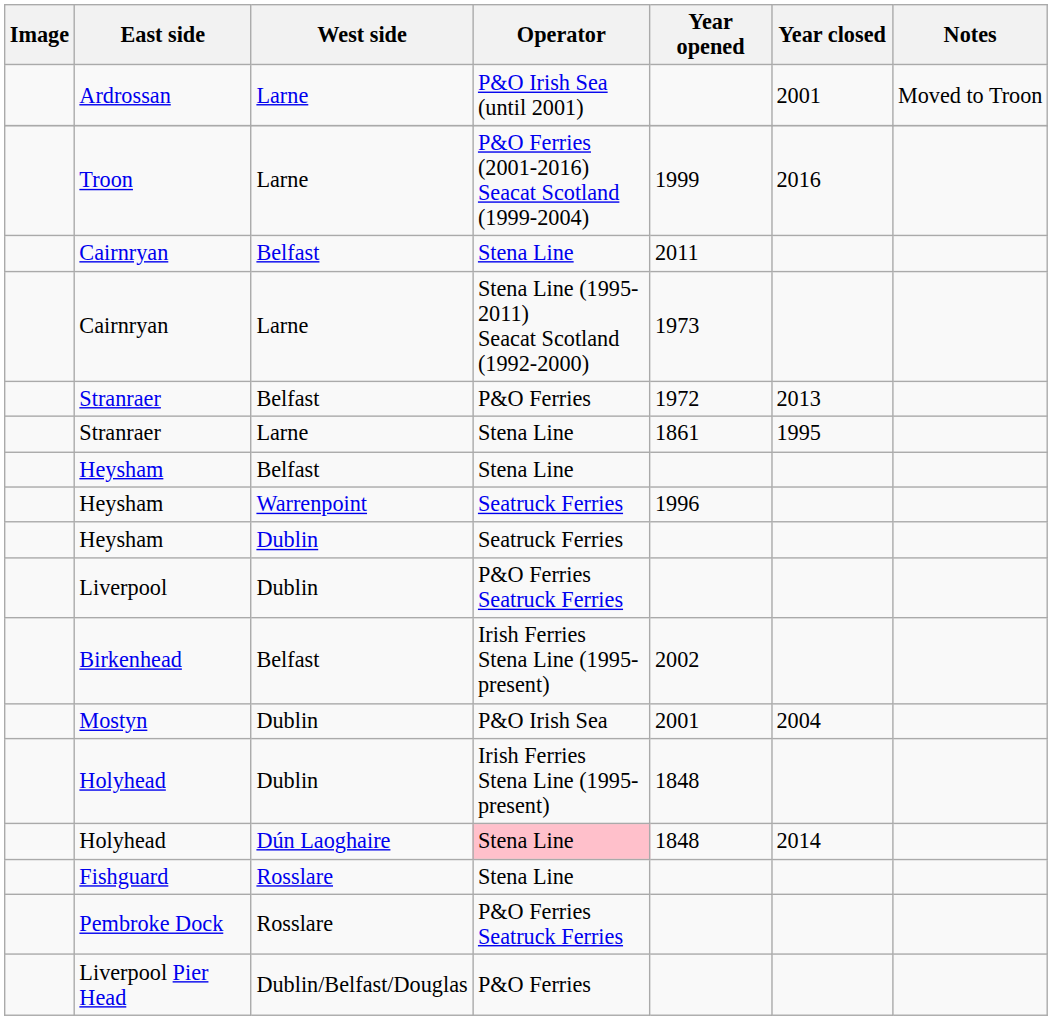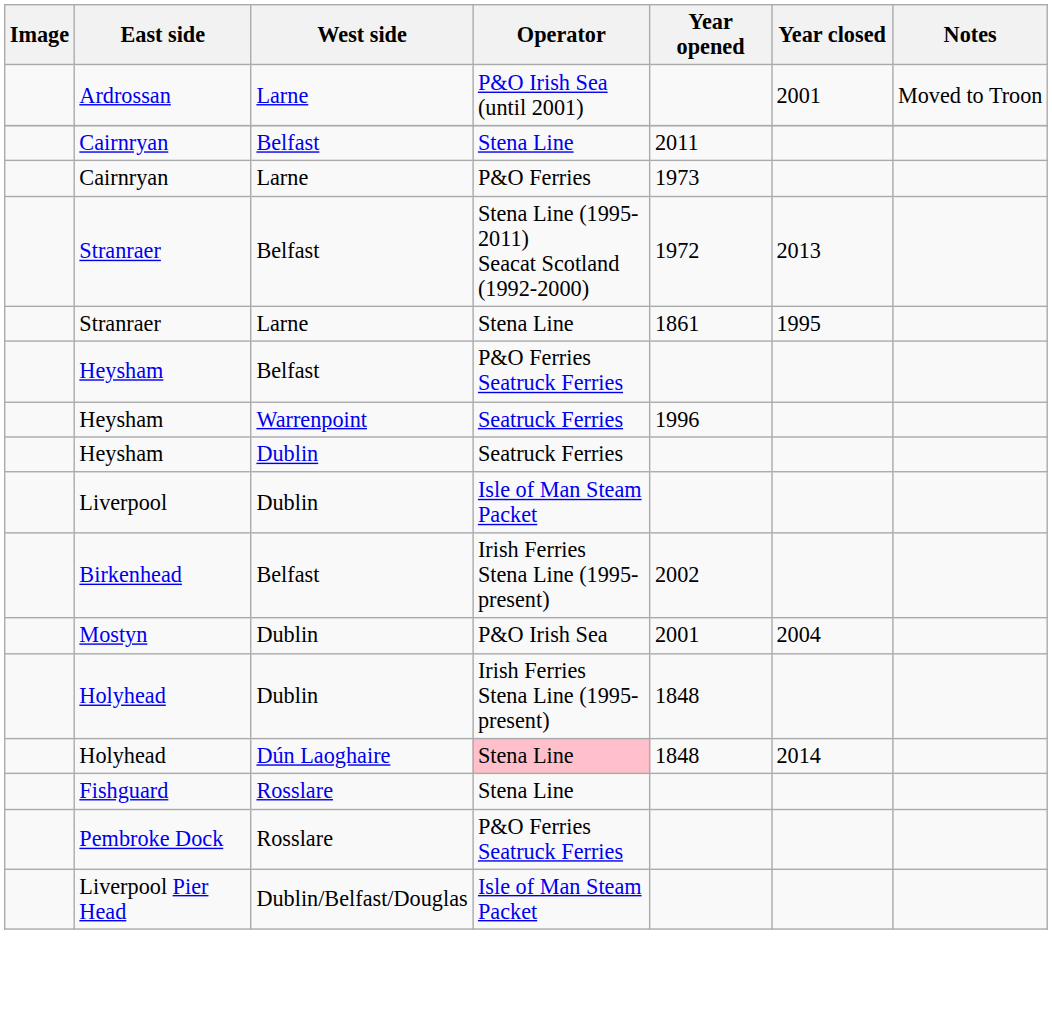- row: (106, 180)
(558, 325) Stena Line (1995-2011) Seacat Scotland (1992-2000) -> (534, 177) P&O Ferries
(534, 398) P&O Ferries -> (558, 250) Stena Line (1995-2011) Seacat Scotland (1992-2000)
(526, 469) Stena Line -> (550, 371) P&O Ferries Seatruck Ferries
(550, 587) P&O Ferries Seatruck Ferries -> (560, 502) Isle of Man Steam Packet
(534, 984) P&O Ferries -> (560, 899) Isle of Man Steam Packet
